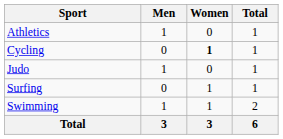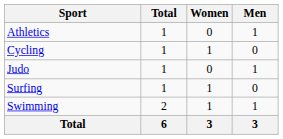columns swapped: (164, 13) <-> (255, 13)
(209, 50) bold -> (209, 50) normal
